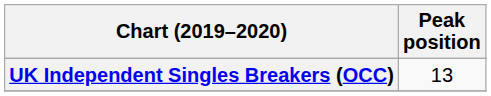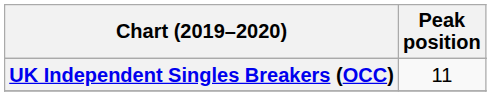(442, 74) 13 -> (442, 74) 11
